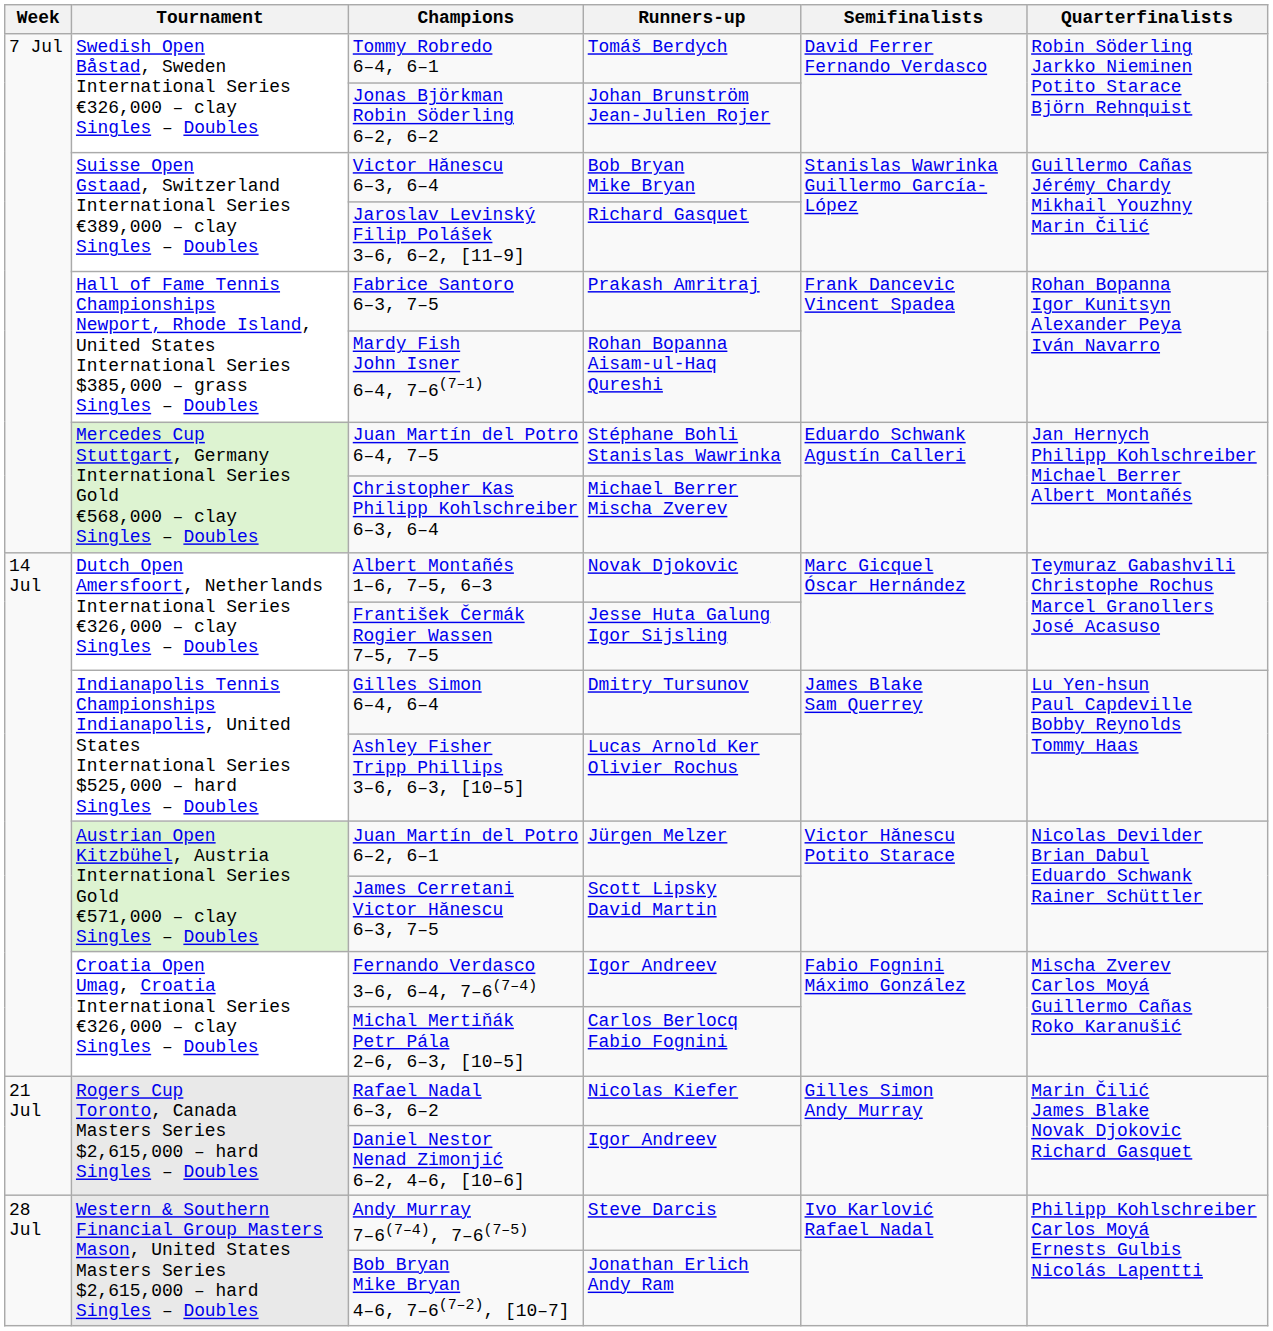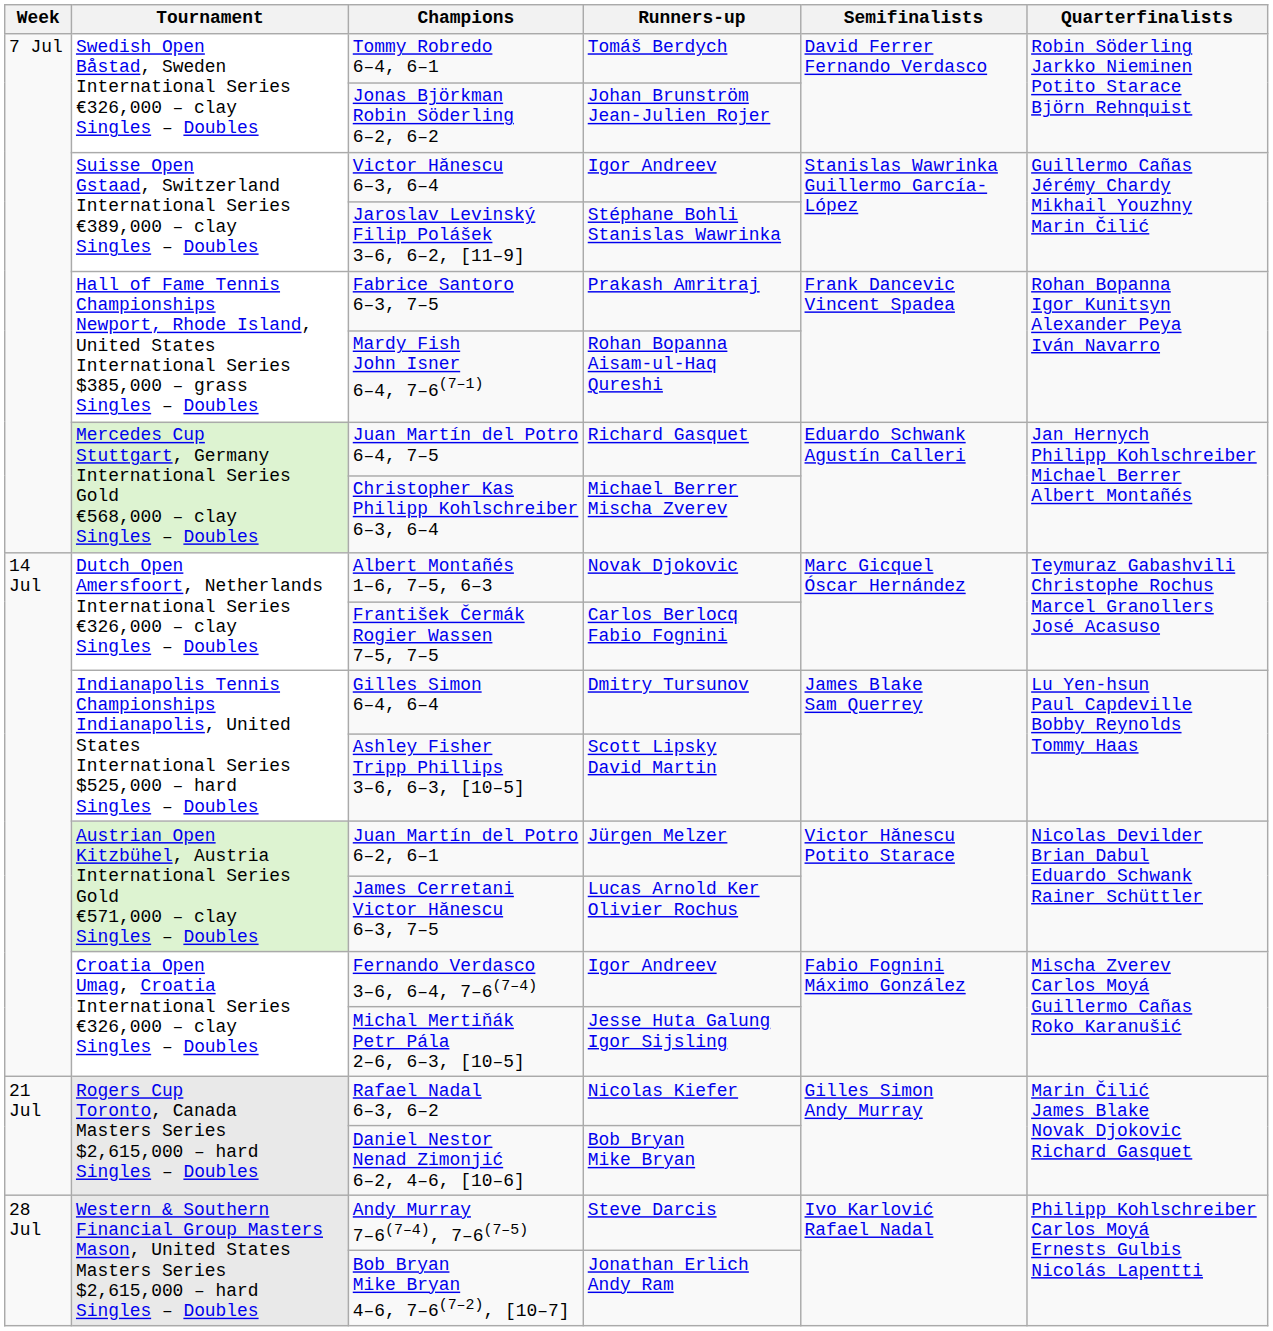(641, 177) Bob Bryan Mike Bryan -> (652, 167) Igor Andreev
(668, 216) Richard Gasquet -> (684, 227) Stéphane Bohli Stanislas Wawrinka
(684, 447) Stéphane Bohli Stanislas Wawrinka -> (668, 437) Richard Gasquet
(679, 626) Jesse Huta Galung Igor Sijsling -> (663, 626) Carlos Berlocq Fabio Fognini
(674, 758) Lucas Arnold Ker Olivier Rochus -> (652, 758) Scott Lipsky David Martin
(652, 901) Scott Lipsky David Martin -> (674, 901) Lucas Arnold Ker Olivier Rochus
(663, 1032) Carlos Berlocq Fabio Fognini -> (679, 1032) Jesse Huta Galung Igor Sijsling
(652, 1141) Igor Andreev -> (641, 1151) Bob Bryan Mike Bryan
